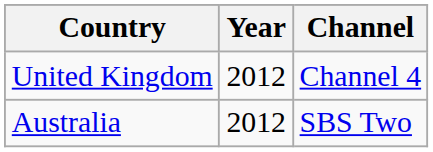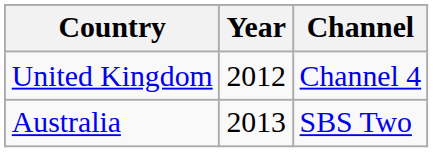(256, 122) 2012 -> (256, 122) 2013
